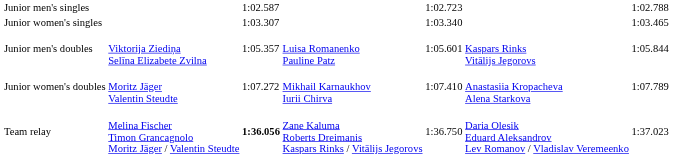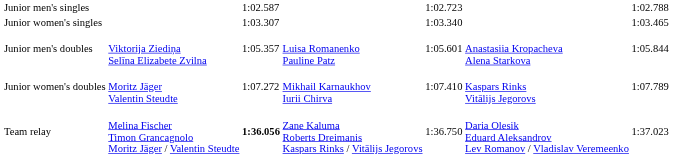(500, 54) Kaspars Rinks Vitālijs Jegorovs -> (514, 54) Anastasiia Kropacheva Alena Starkova
(514, 93) Anastasiia Kropacheva Alena Starkova -> (500, 93) Kaspars Rinks Vitālijs Jegorovs
